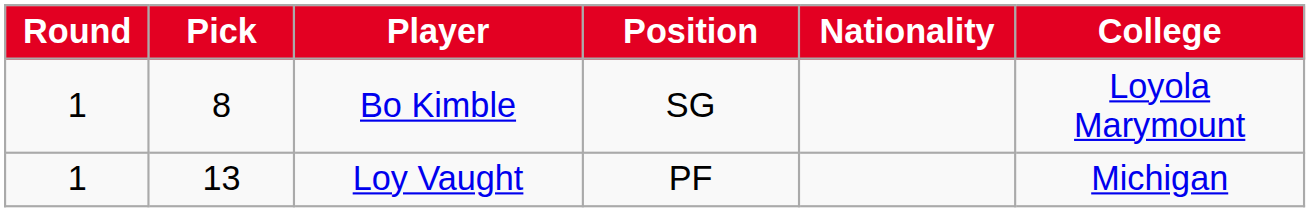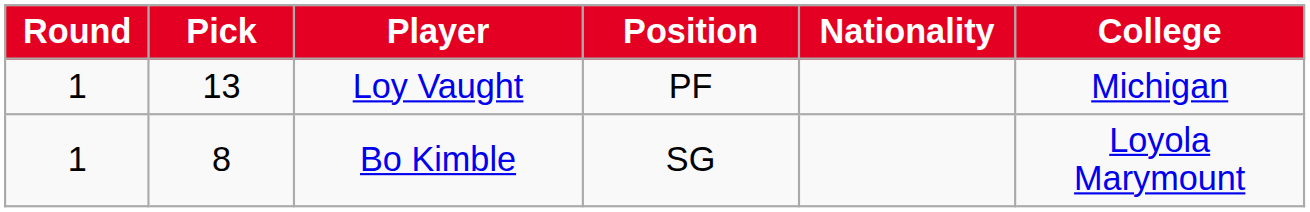rows swapped: (438, 105) <-> (438, 178)
